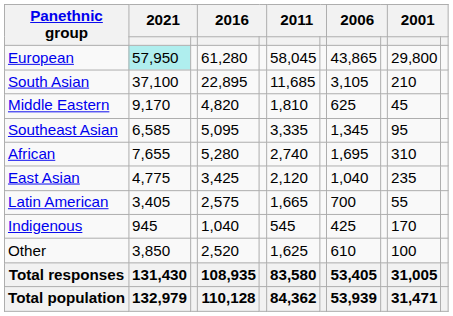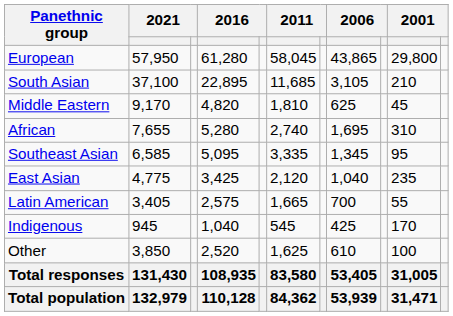(155, 57) paleturquoise background -> (155, 57) no background
rows swapped: (32, 154) <-> (63, 130)
